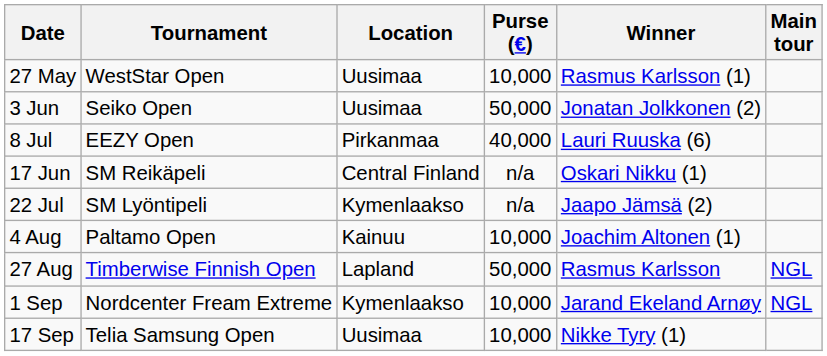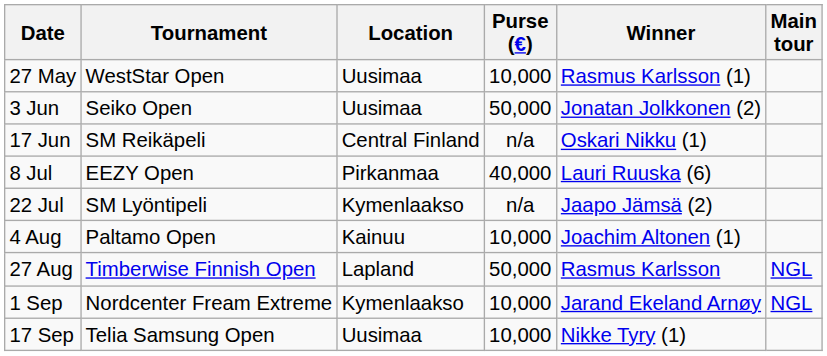rows swapped: (40, 173) <-> (31, 140)
